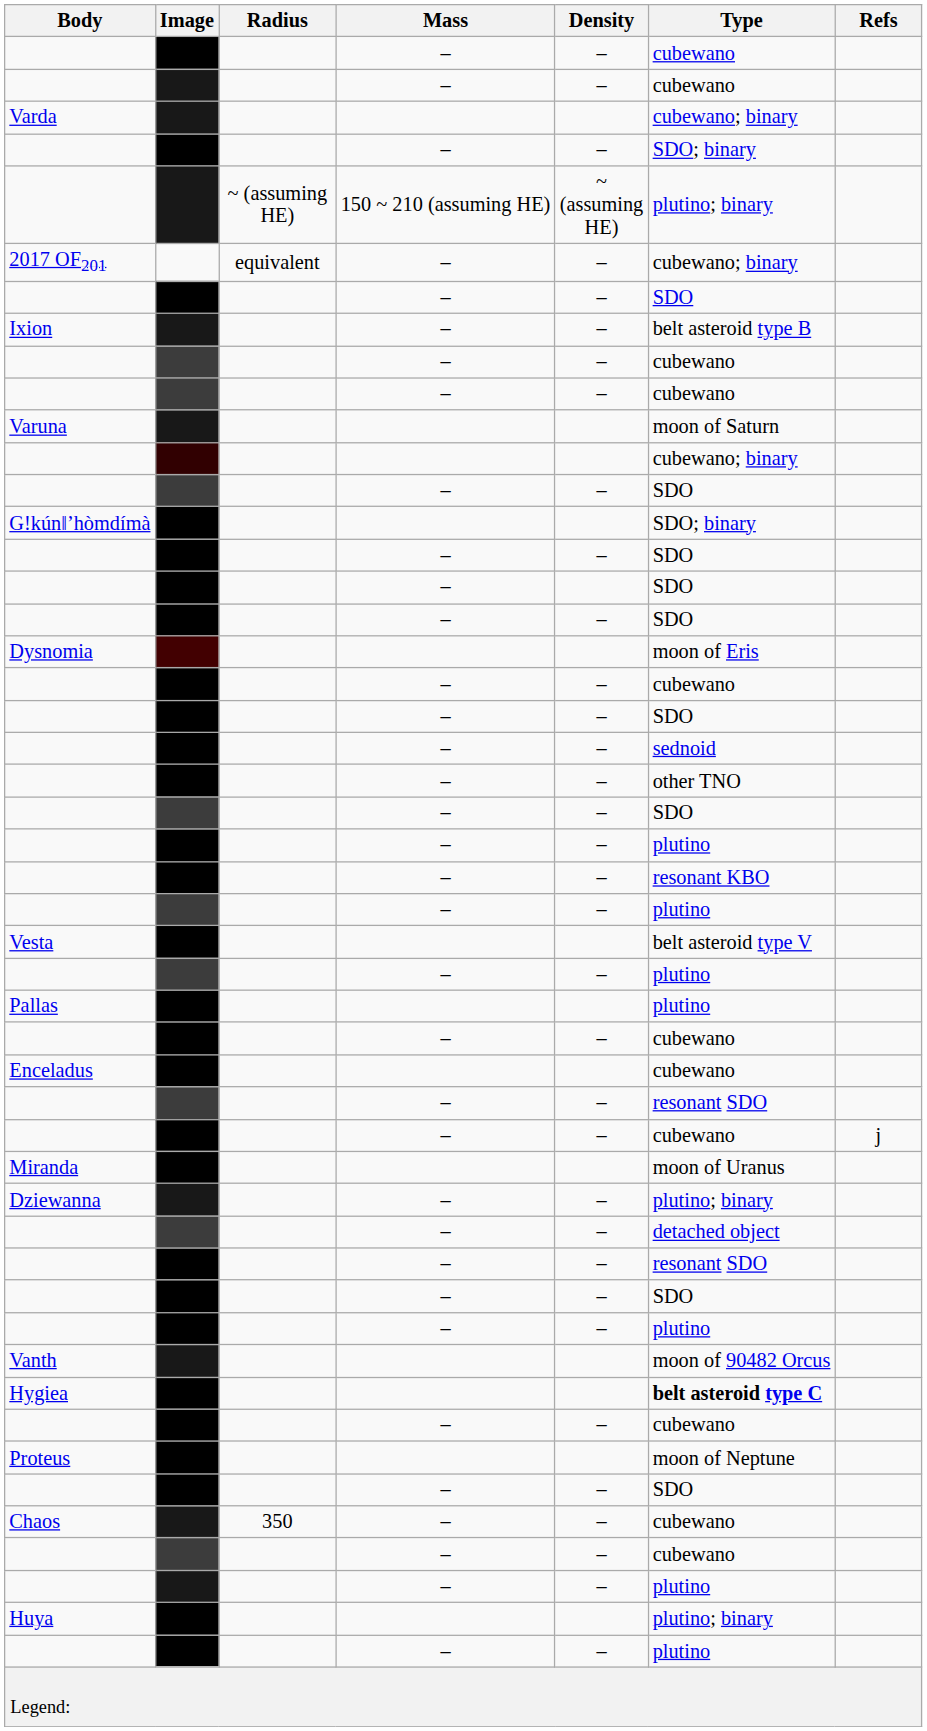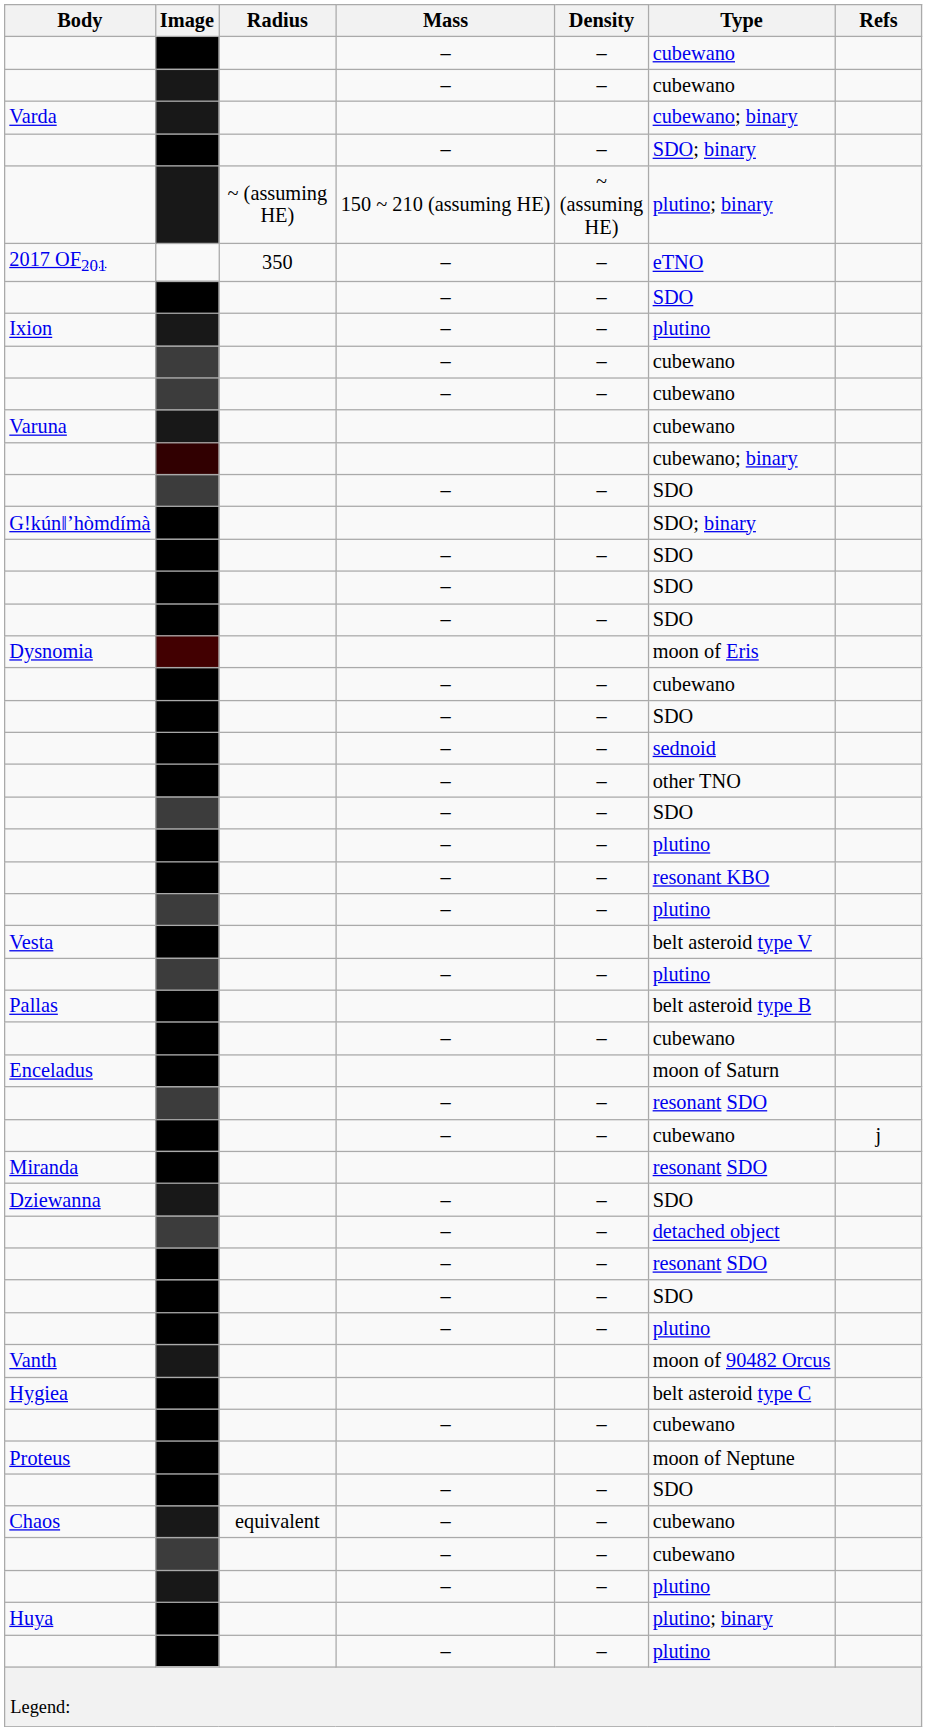(277, 262) equivalent -> (277, 262) 350
(725, 262) cubewano; binary -> (678, 262) eTNO
(732, 329) belt asteroid type B -> (681, 329) plutino
(716, 426) moon of Saturn -> (694, 426) cubewano
(681, 1006) plutino -> (732, 1006) belt asteroid type B
(694, 1070) cubewano -> (716, 1070) moon of Saturn
(719, 1167) moon of Uranus -> (712, 1167) resonant SDO
(713, 1199) plutino; binary -> (673, 1199) SDO
(737, 1392) bold -> (732, 1392) normal
(277, 1521) 350 -> (277, 1521) equivalent
